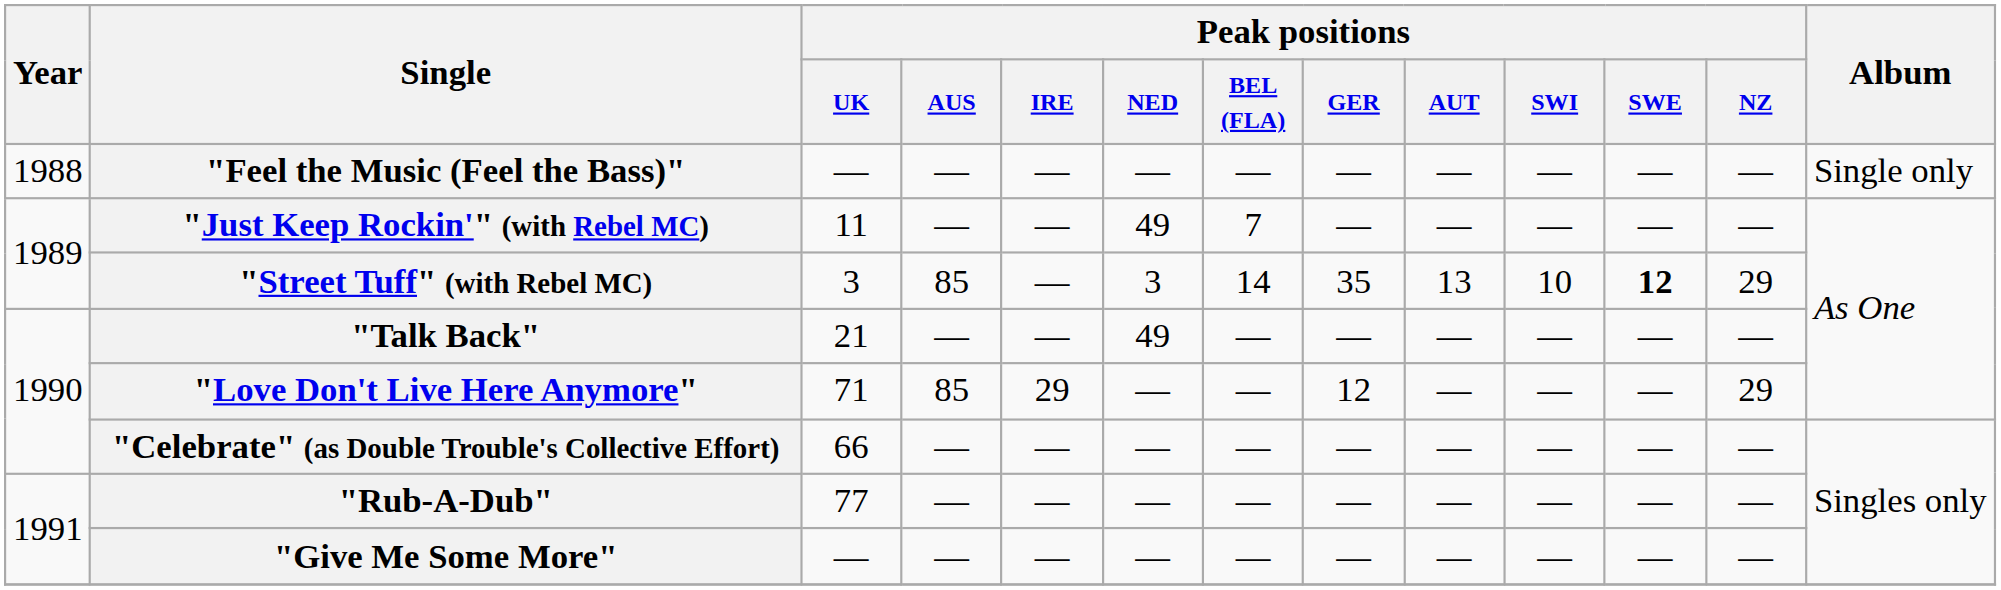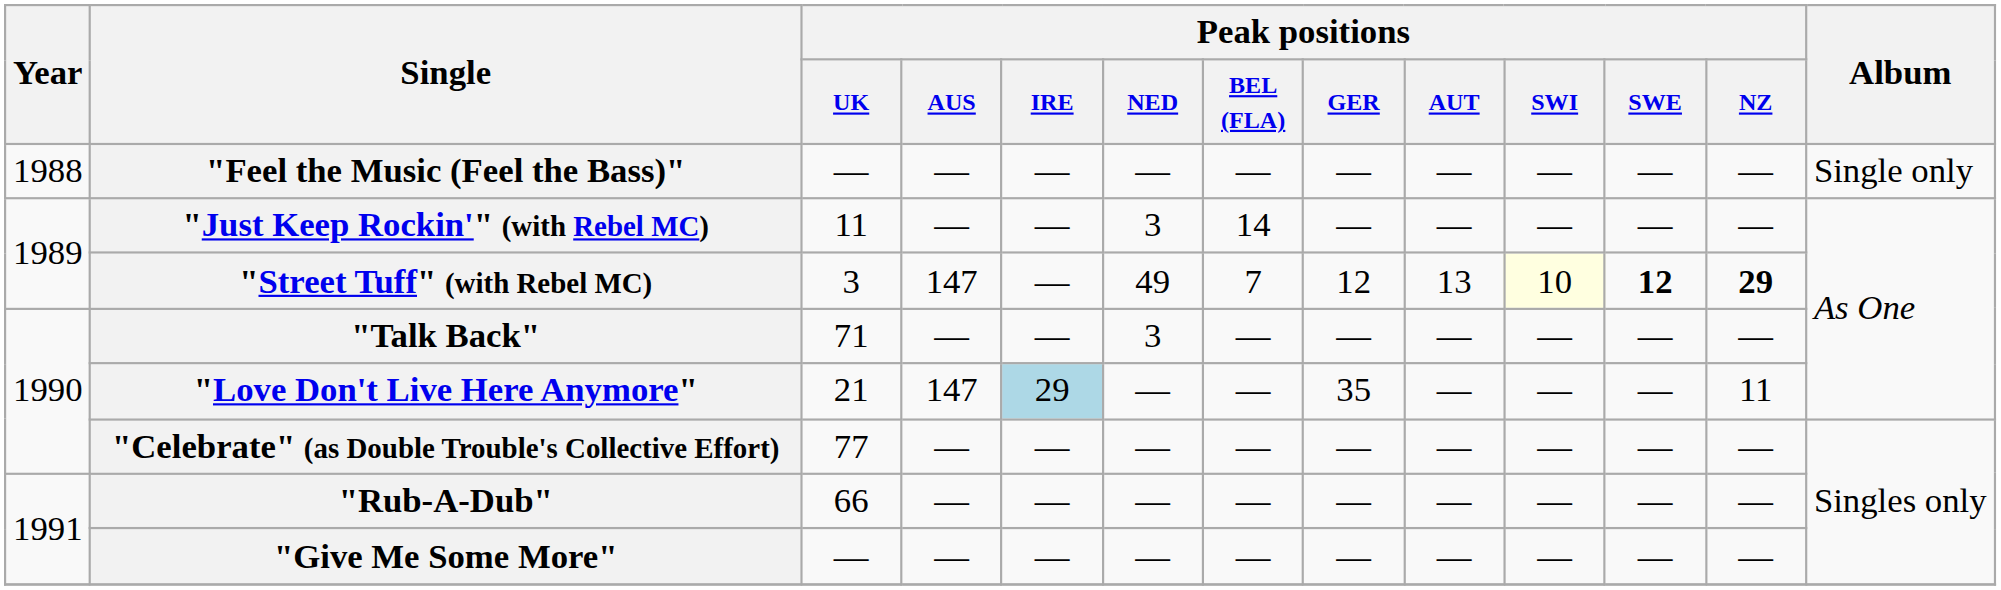(1153, 225) 49 -> (1153, 225) 3
(1253, 225) 7 -> (1253, 225) 14
(952, 280) 85 -> (952, 280) 147
(1153, 280) 3 -> (1153, 280) 49
(1253, 280) 14 -> (1253, 280) 7
(1354, 280) 35 -> (1354, 280) 12
(1555, 280) no background -> (1555, 280) lightyellow background
(1756, 280) normal -> (1756, 280) bold
(851, 335) 21 -> (851, 335) 71
(1153, 335) 49 -> (1153, 335) 3
(851, 390) 71 -> (851, 390) 21
(952, 390) 85 -> (952, 390) 147
(1052, 390) no background -> (1052, 390) lightblue background
(1354, 390) 12 -> (1354, 390) 35
(1756, 390) 29 -> (1756, 390) 11
(851, 445) 66 -> (851, 445) 77
(851, 500) 77 -> (851, 500) 66
